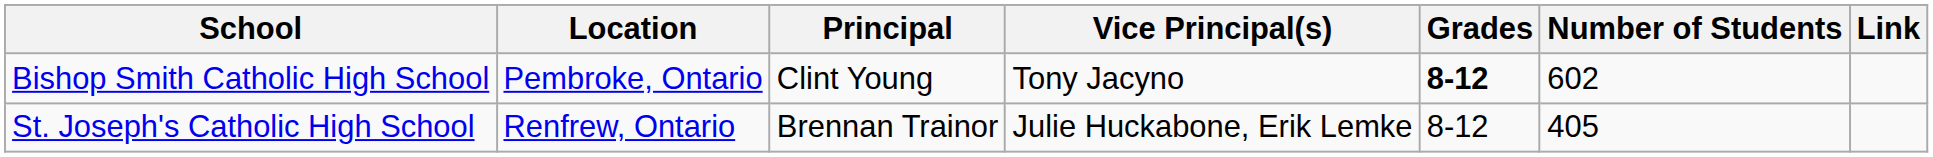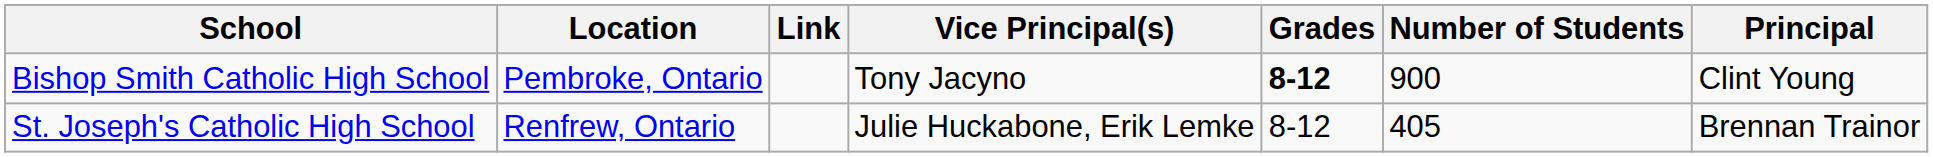columns swapped: (888, 28) <-> (1888, 28)
(1573, 77) 602 -> (1415, 77) 900
